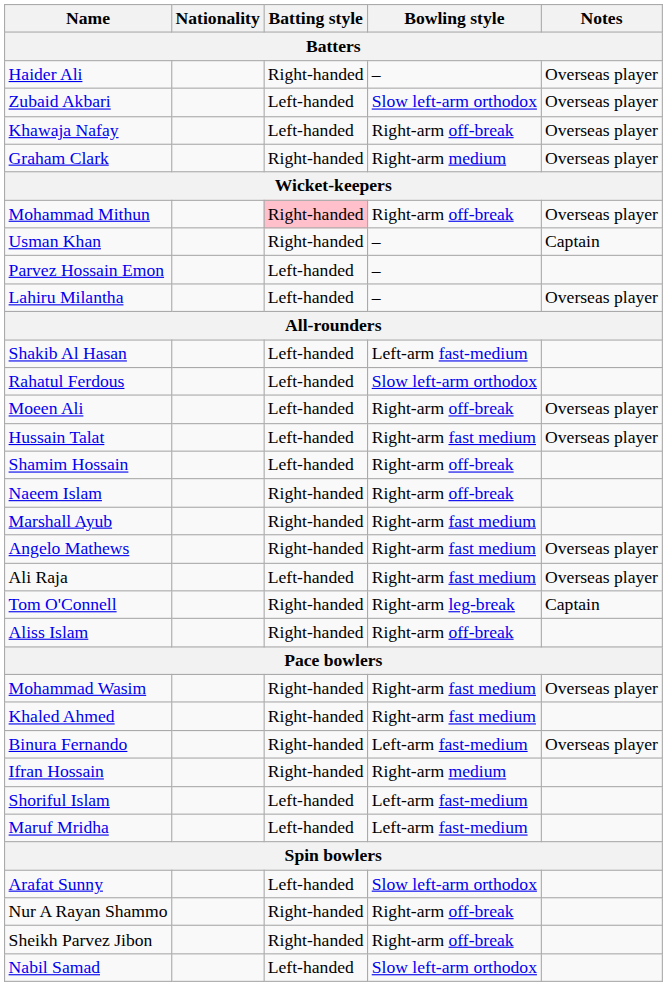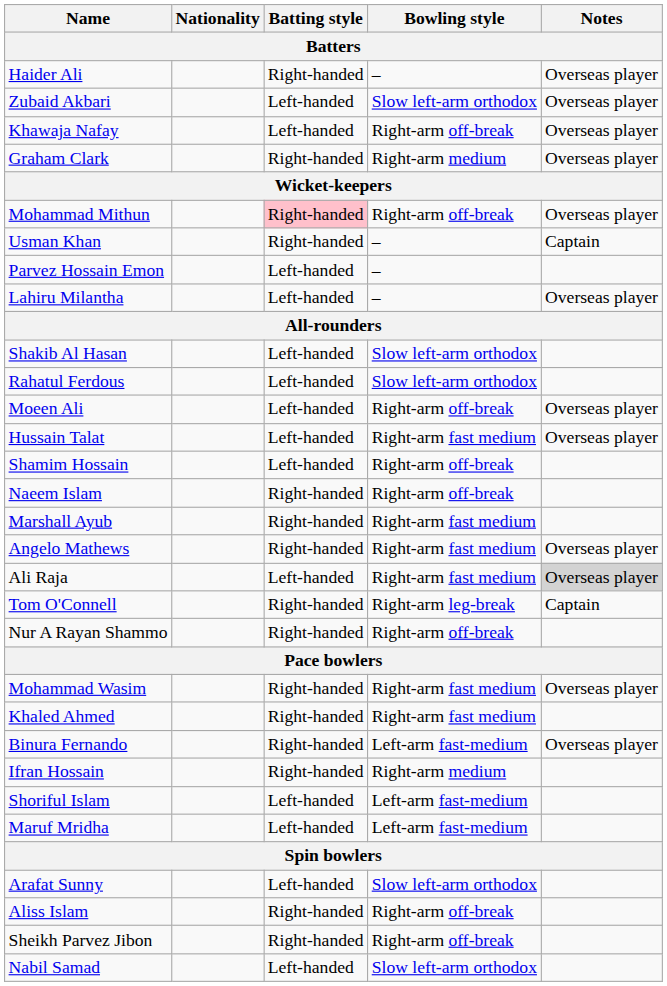(450, 353) Left-arm fast-medium -> (454, 353) Slow left-arm orthodox
(602, 576) no background -> (602, 576) lightgrey background
rows swapped: (88, 911) <-> (48, 632)
